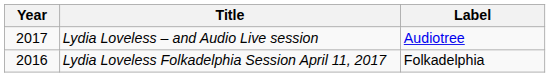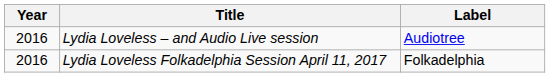(32, 38) 2017 -> (32, 38) 2016
